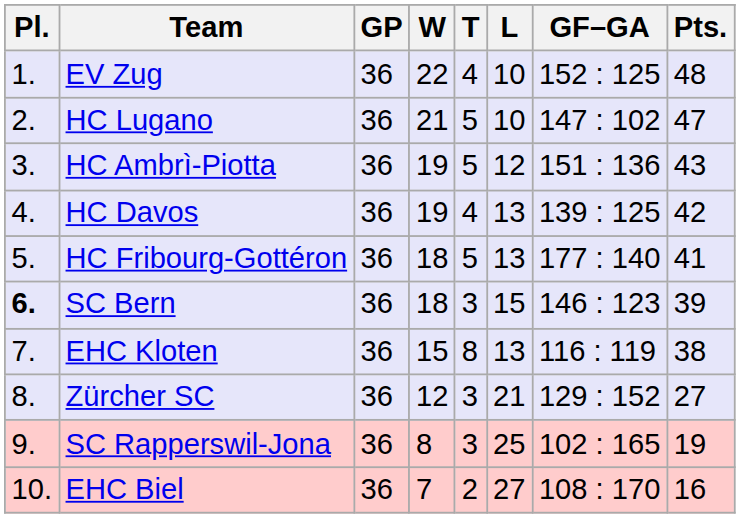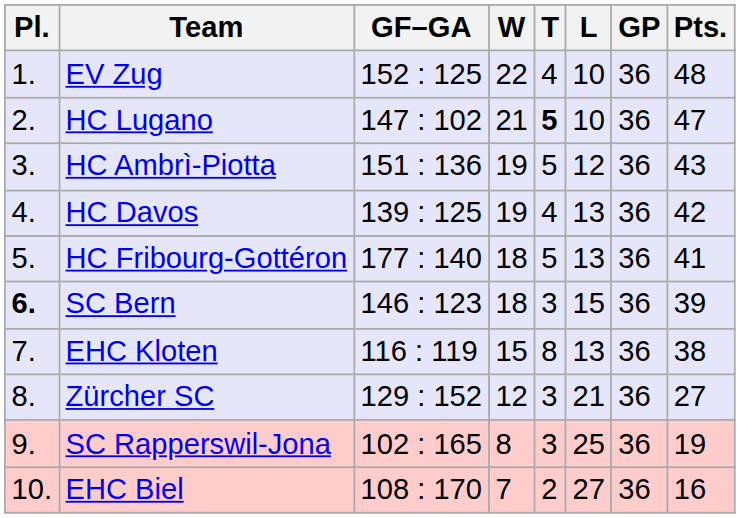columns swapped: (382, 27) <-> (600, 27)
(470, 119) normal -> (549, 119) bold
